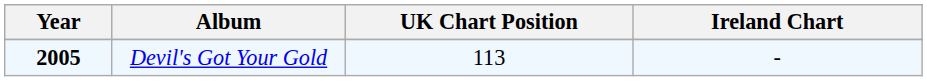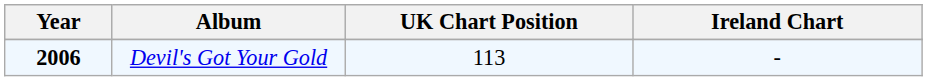(58, 57) 2005 -> (58, 57) 2006
